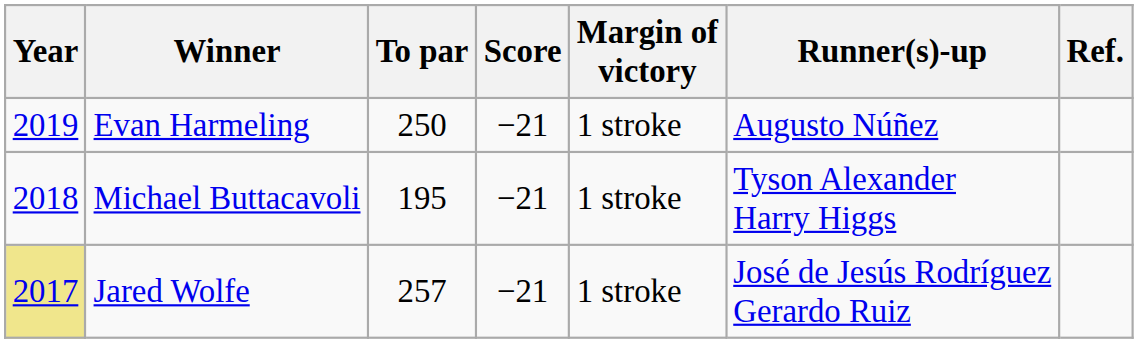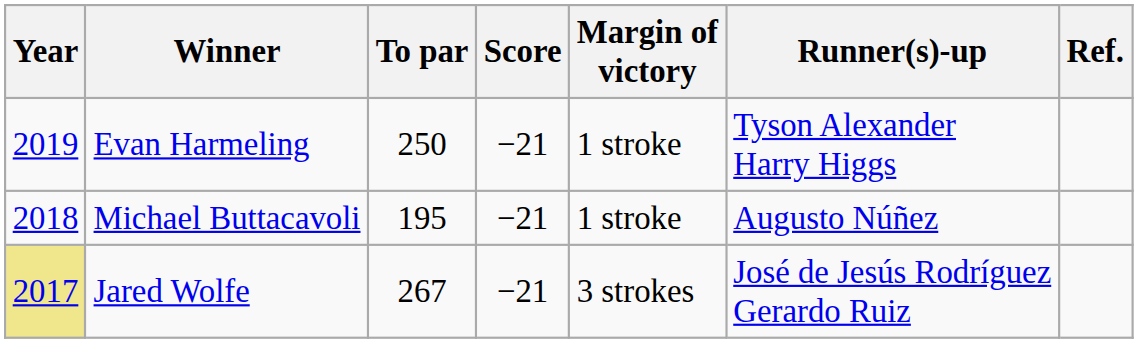(836, 124) Augusto Núñez -> (845, 144) Tyson Alexander Harry Higgs
(845, 198) Tyson Alexander Harry Higgs -> (836, 217) Augusto Núñez
(422, 291) 257 -> (422, 291) 267
(629, 291) 1 stroke -> (636, 291) 3 strokes
